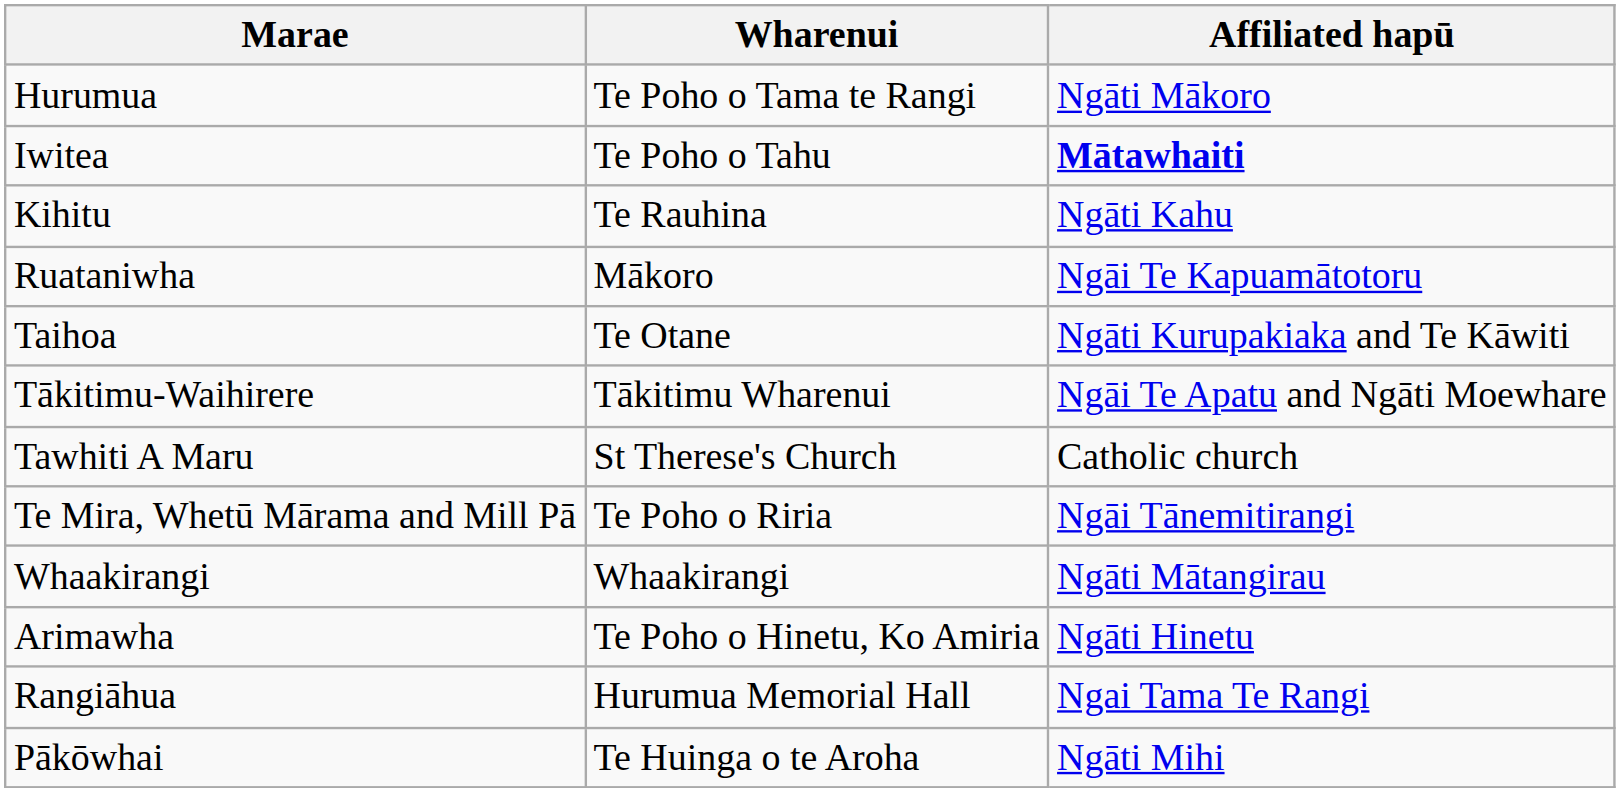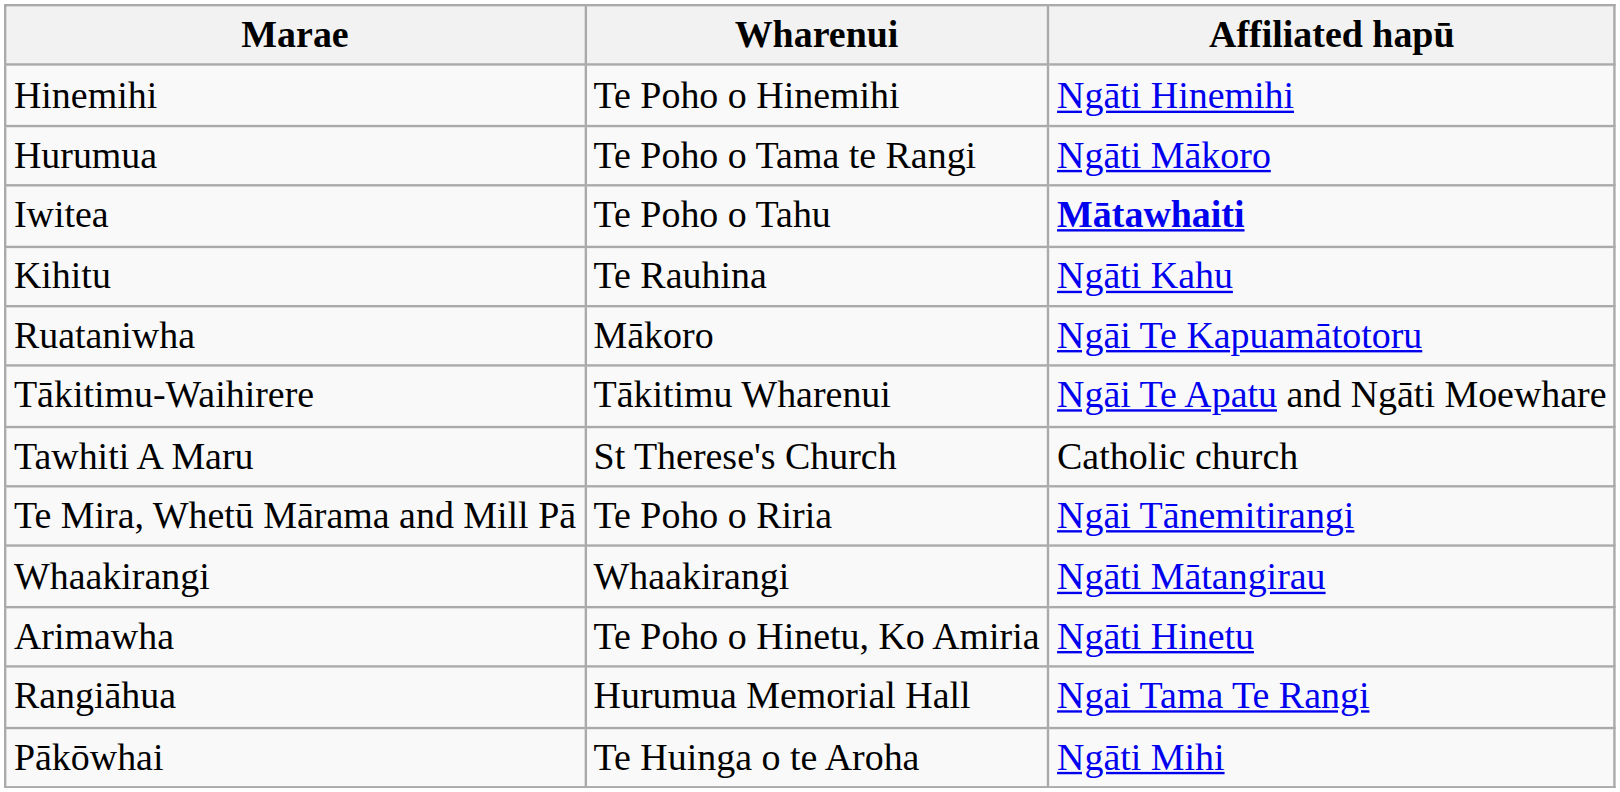+ row: (86, 94)
- row: (65, 335)
